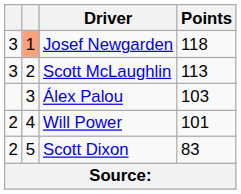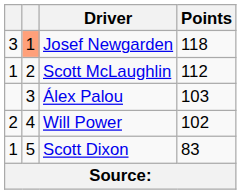(13, 70) 3 -> (13, 70) 1
(194, 70) 113 -> (194, 70) 112
(195, 123) 101 -> (195, 123) 102
(13, 149) 2 -> (13, 149) 1
